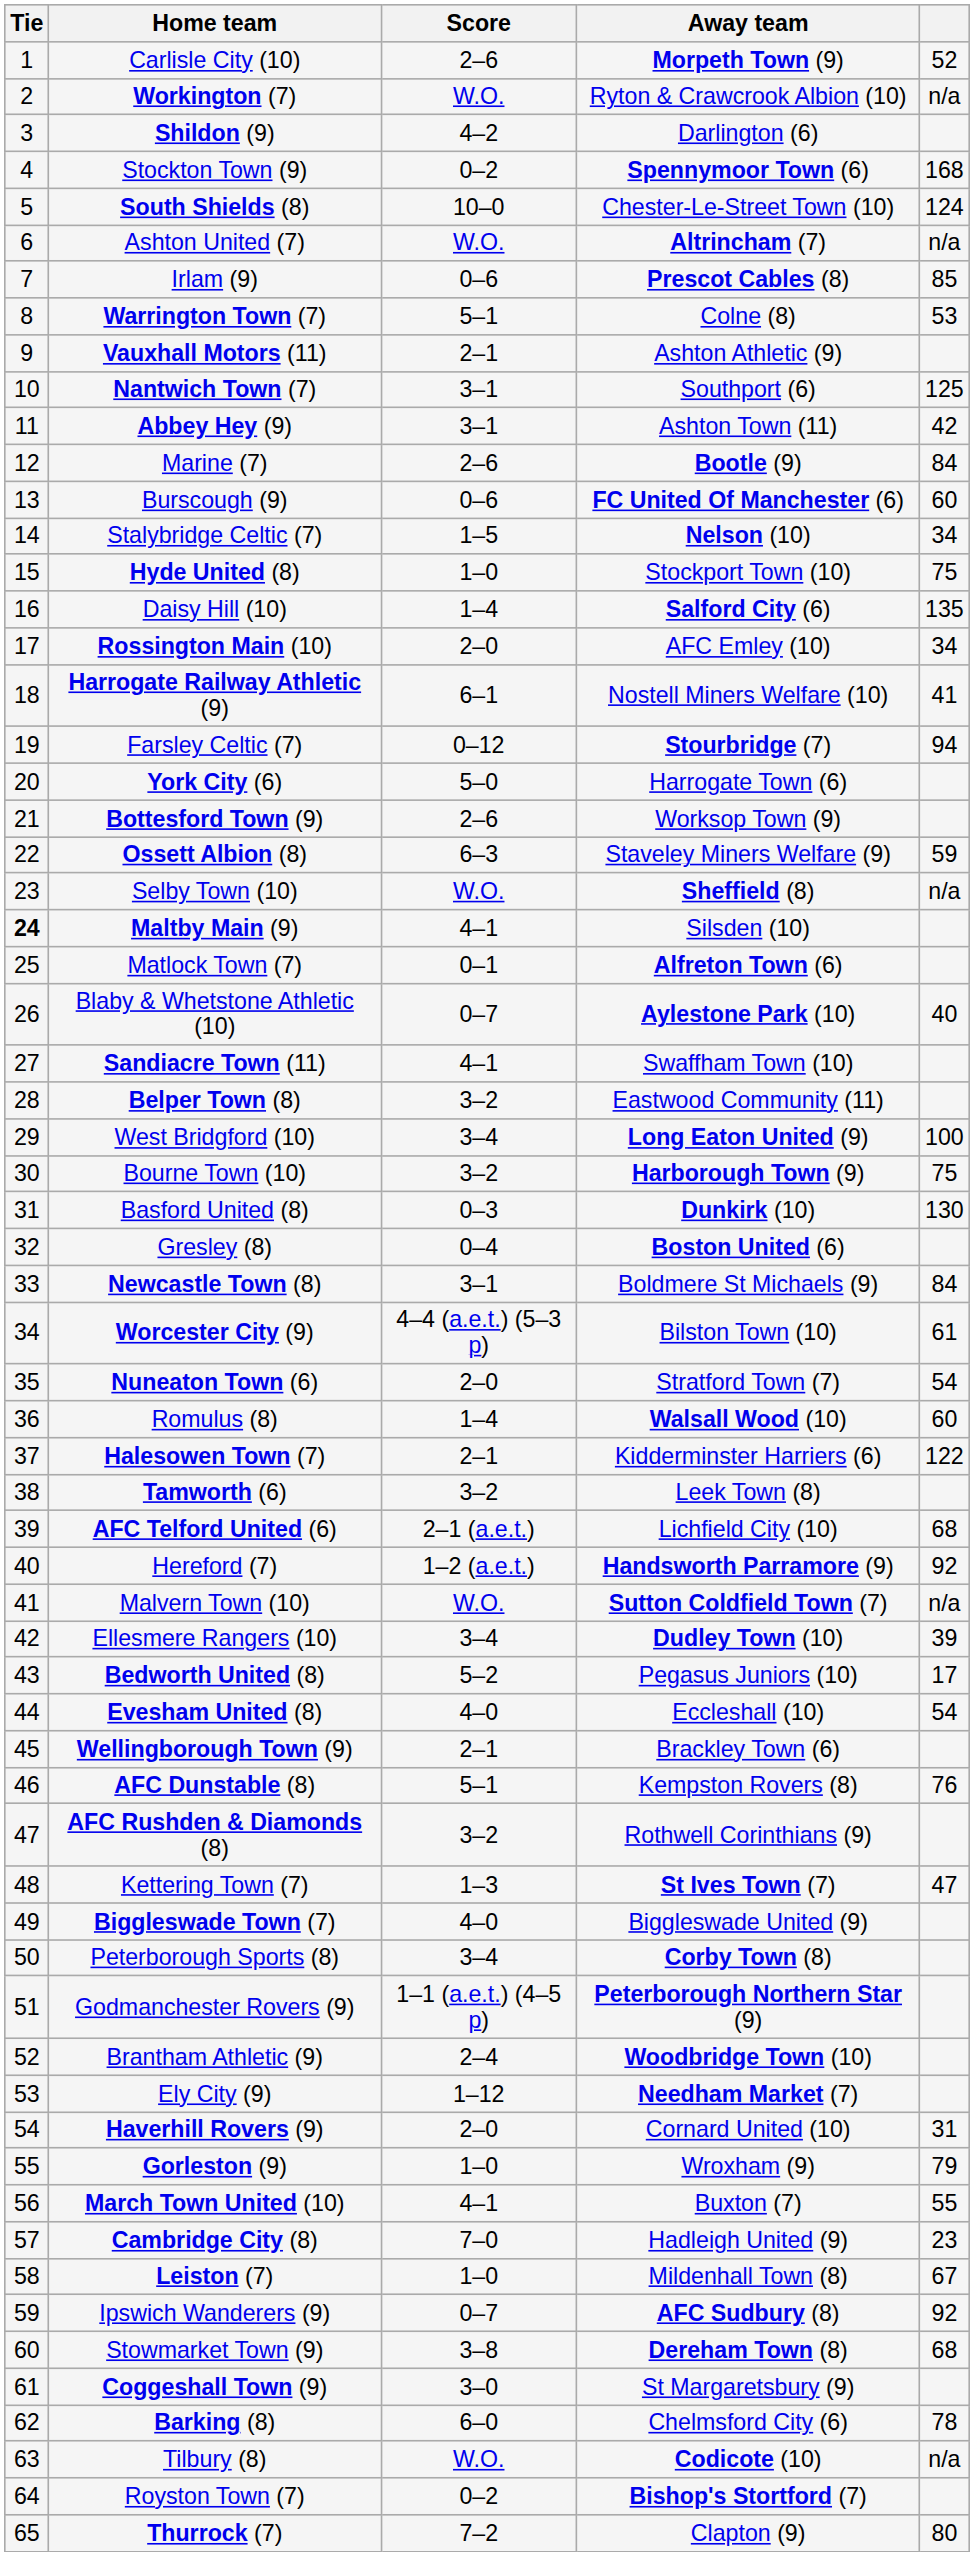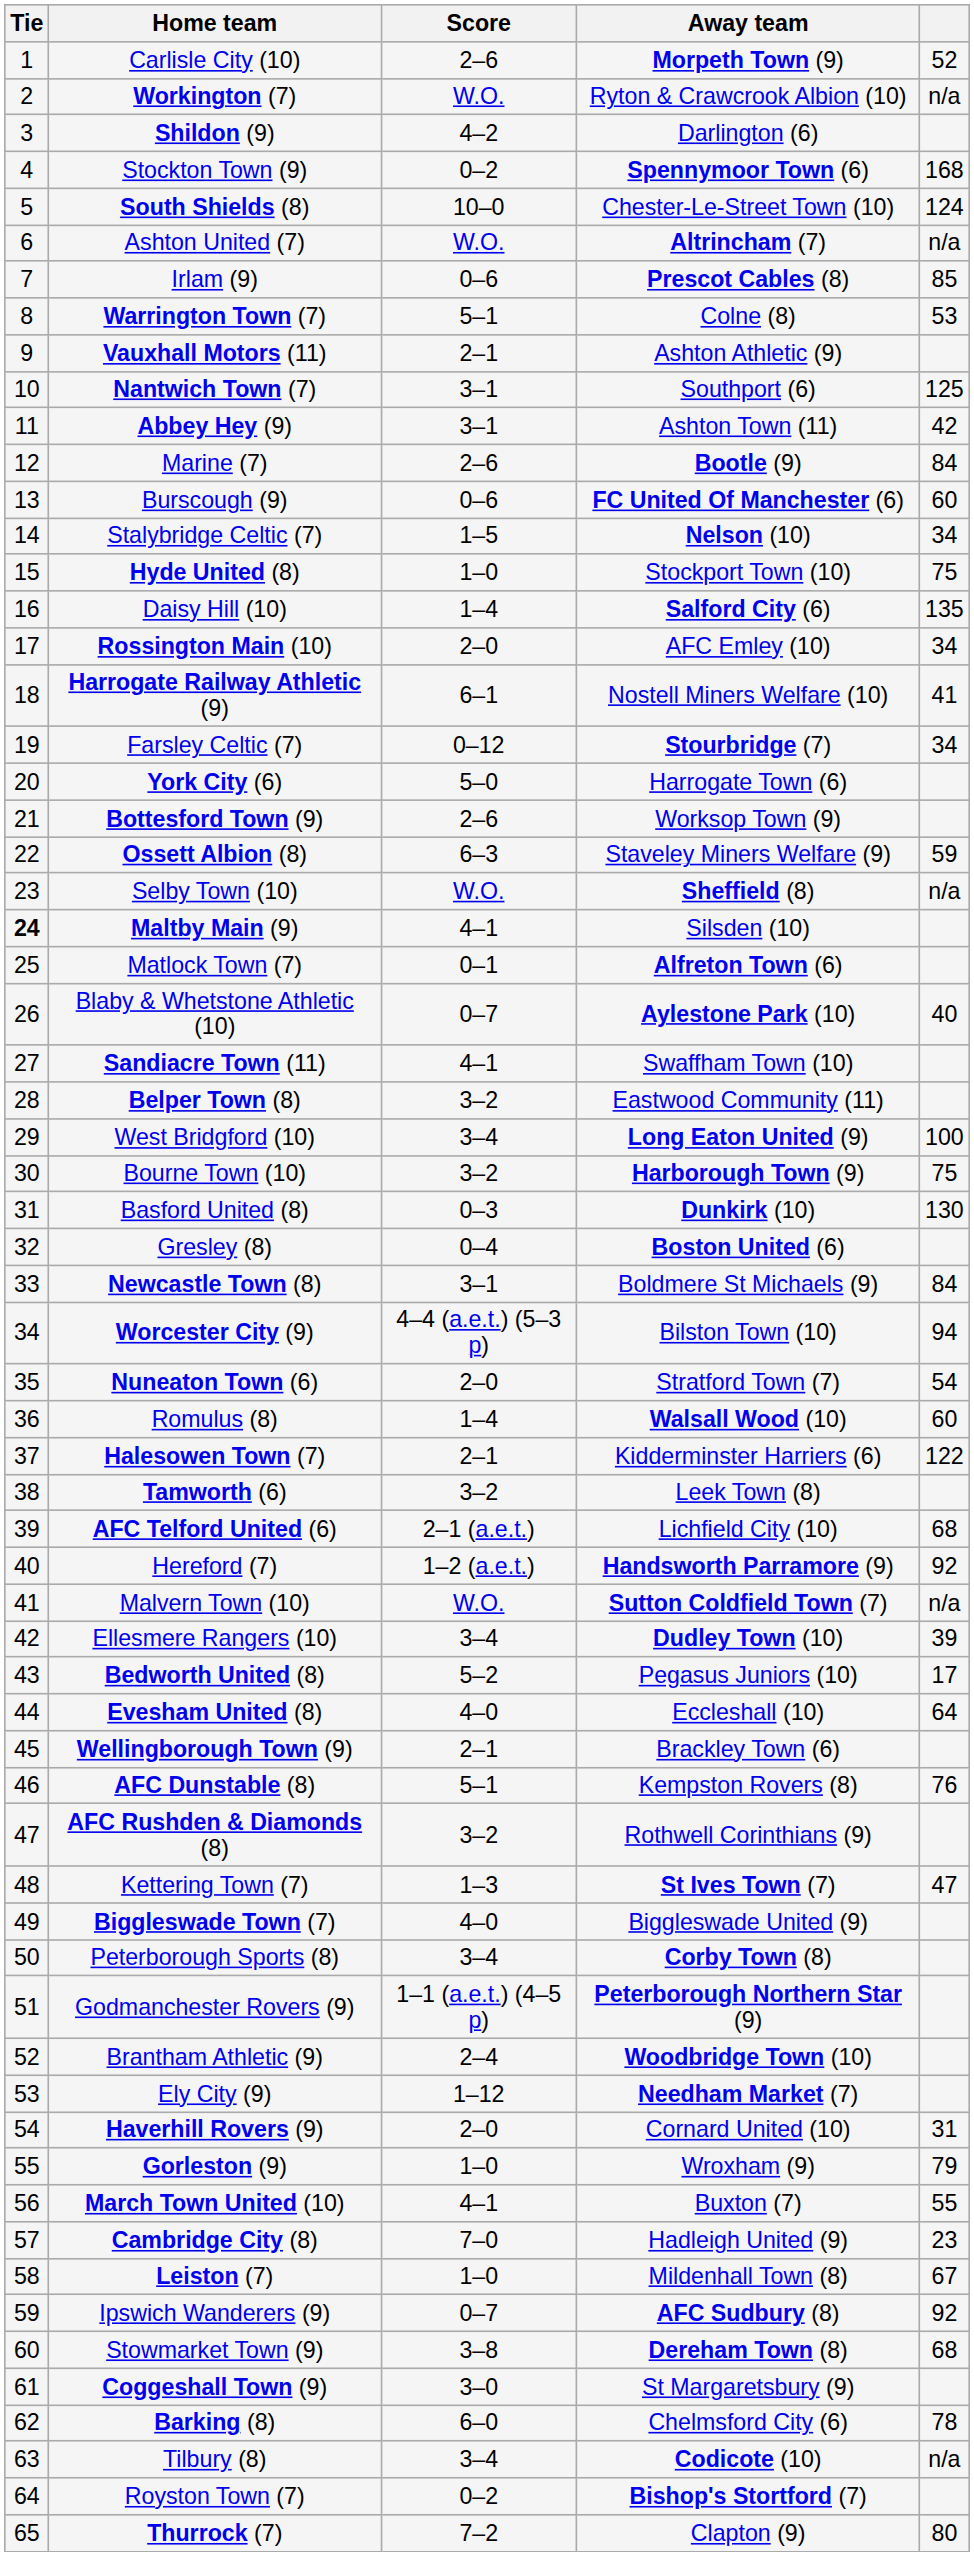(944, 745) 94 -> (944, 745) 34
(944, 1333) 61 -> (944, 1333) 94
(944, 1712) 54 -> (944, 1712) 64
(479, 2460) W.O. -> (479, 2460) 3–4
